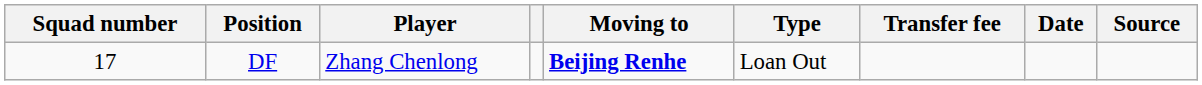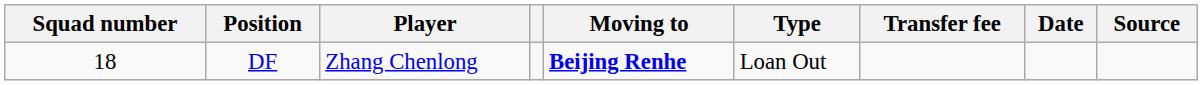(105, 61) 17 -> (105, 61) 18
